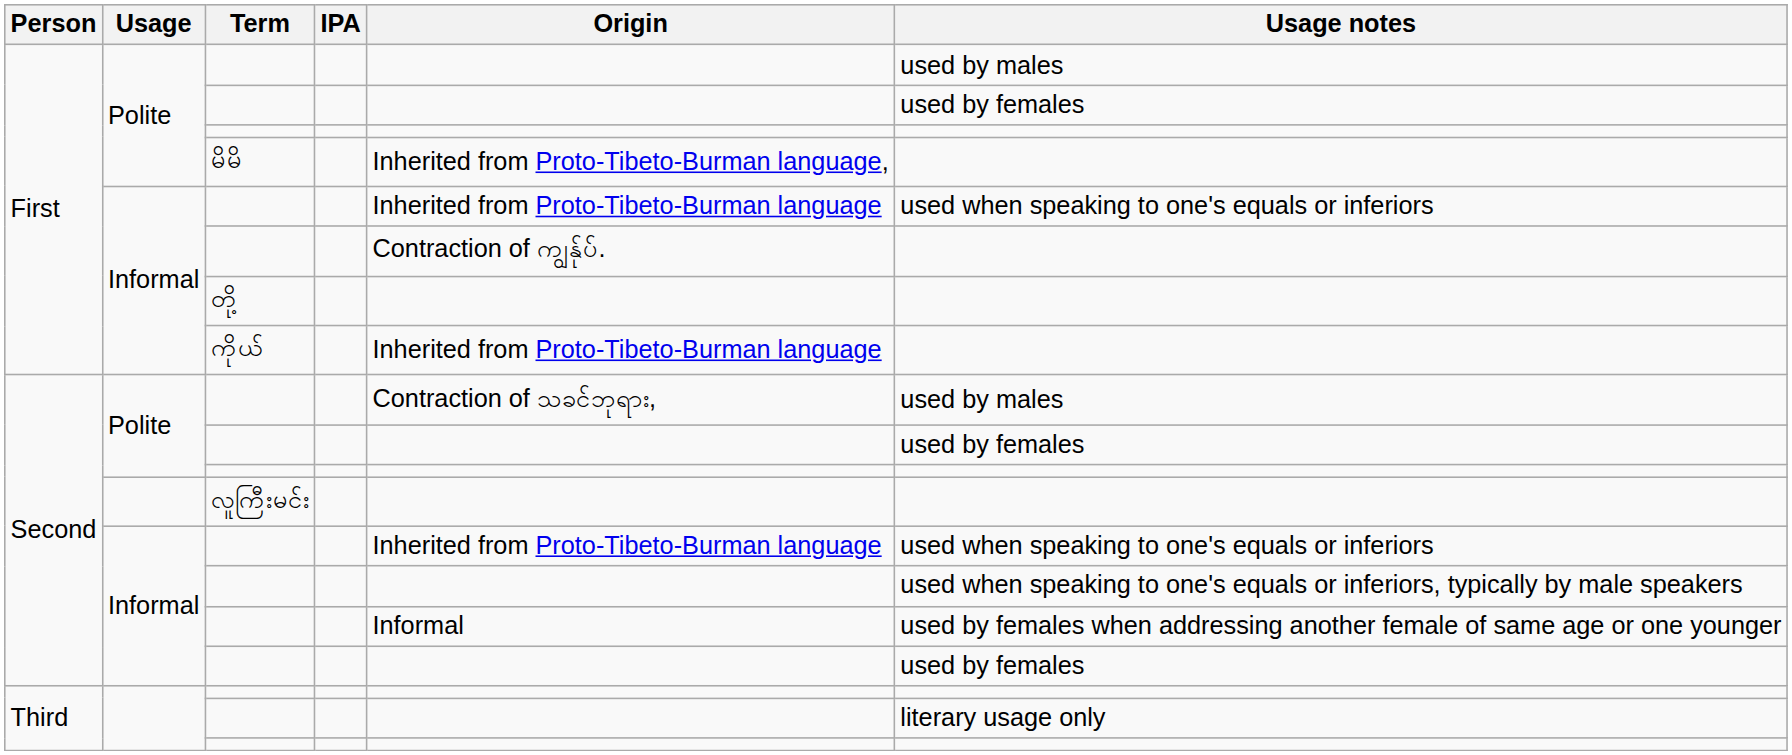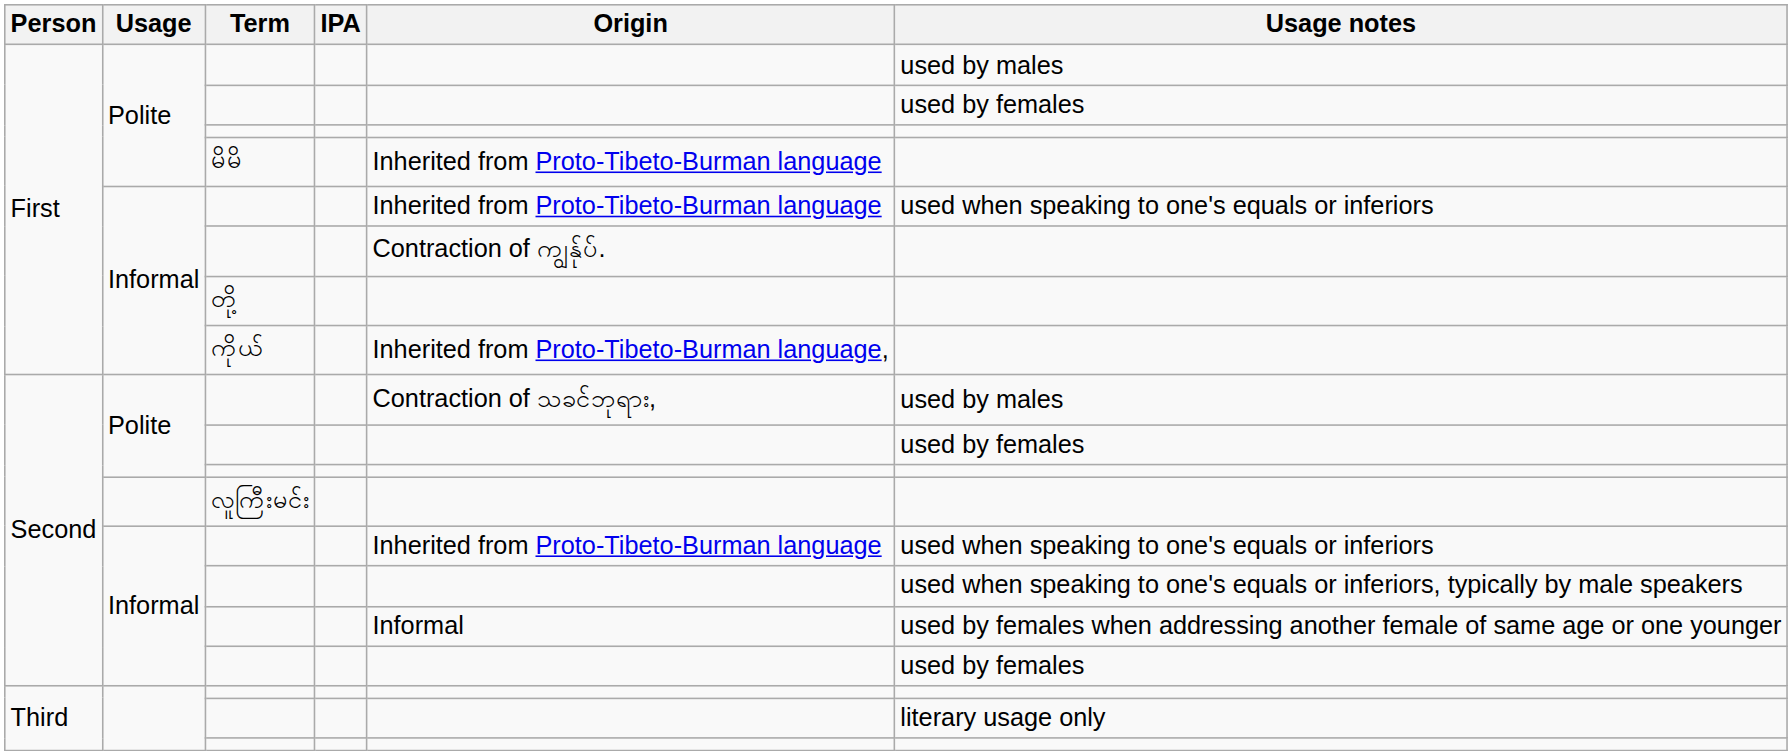(631, 161) Inherited from Proto-Tibeto-Burman language, -> (627, 161) Inherited from Proto-Tibeto-Burman language
(627, 350) Inherited from Proto-Tibeto-Burman language -> (631, 350) Inherited from Proto-Tibeto-Burman language,
